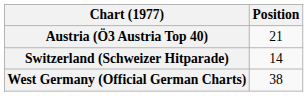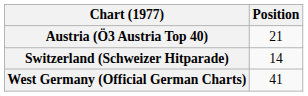(276, 79) 38 -> (276, 79) 41
